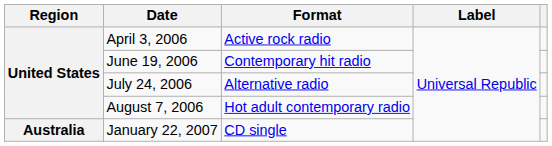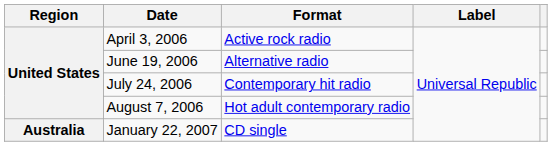(298, 61) Contemporary hit radio -> (276, 61) Alternative radio
(276, 84) Alternative radio -> (298, 84) Contemporary hit radio
